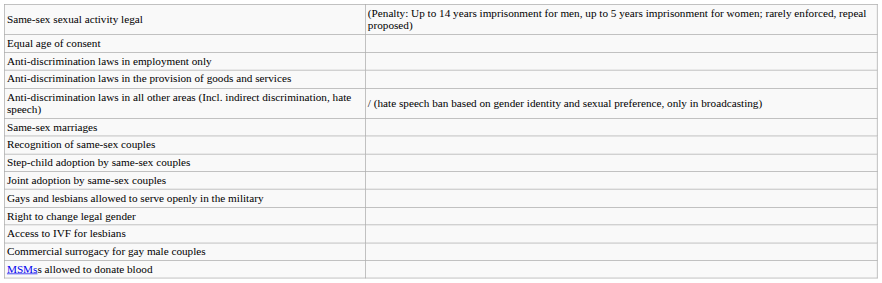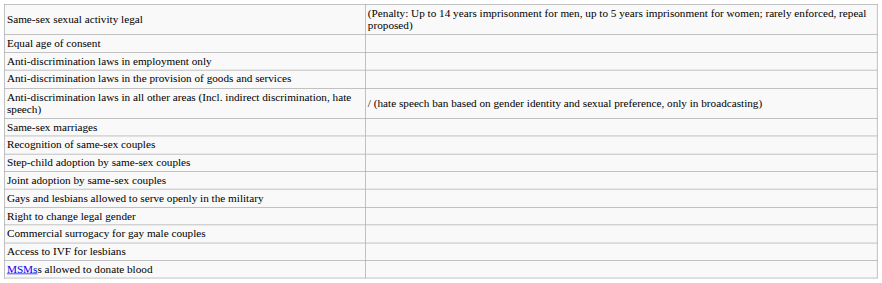rows swapped: (66, 233) <-> (106, 251)
